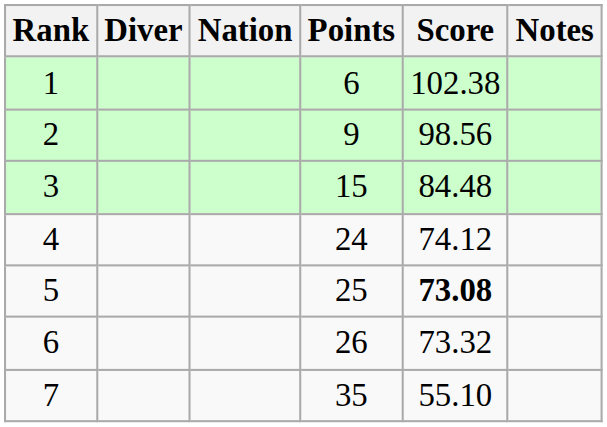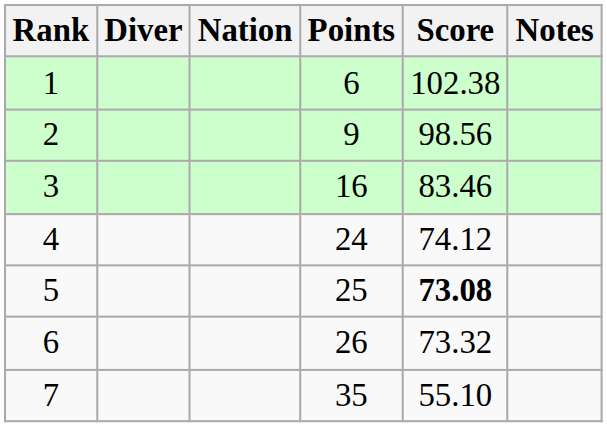(351, 186) 15 -> (351, 186) 16
(455, 186) 84.48 -> (455, 186) 83.46
